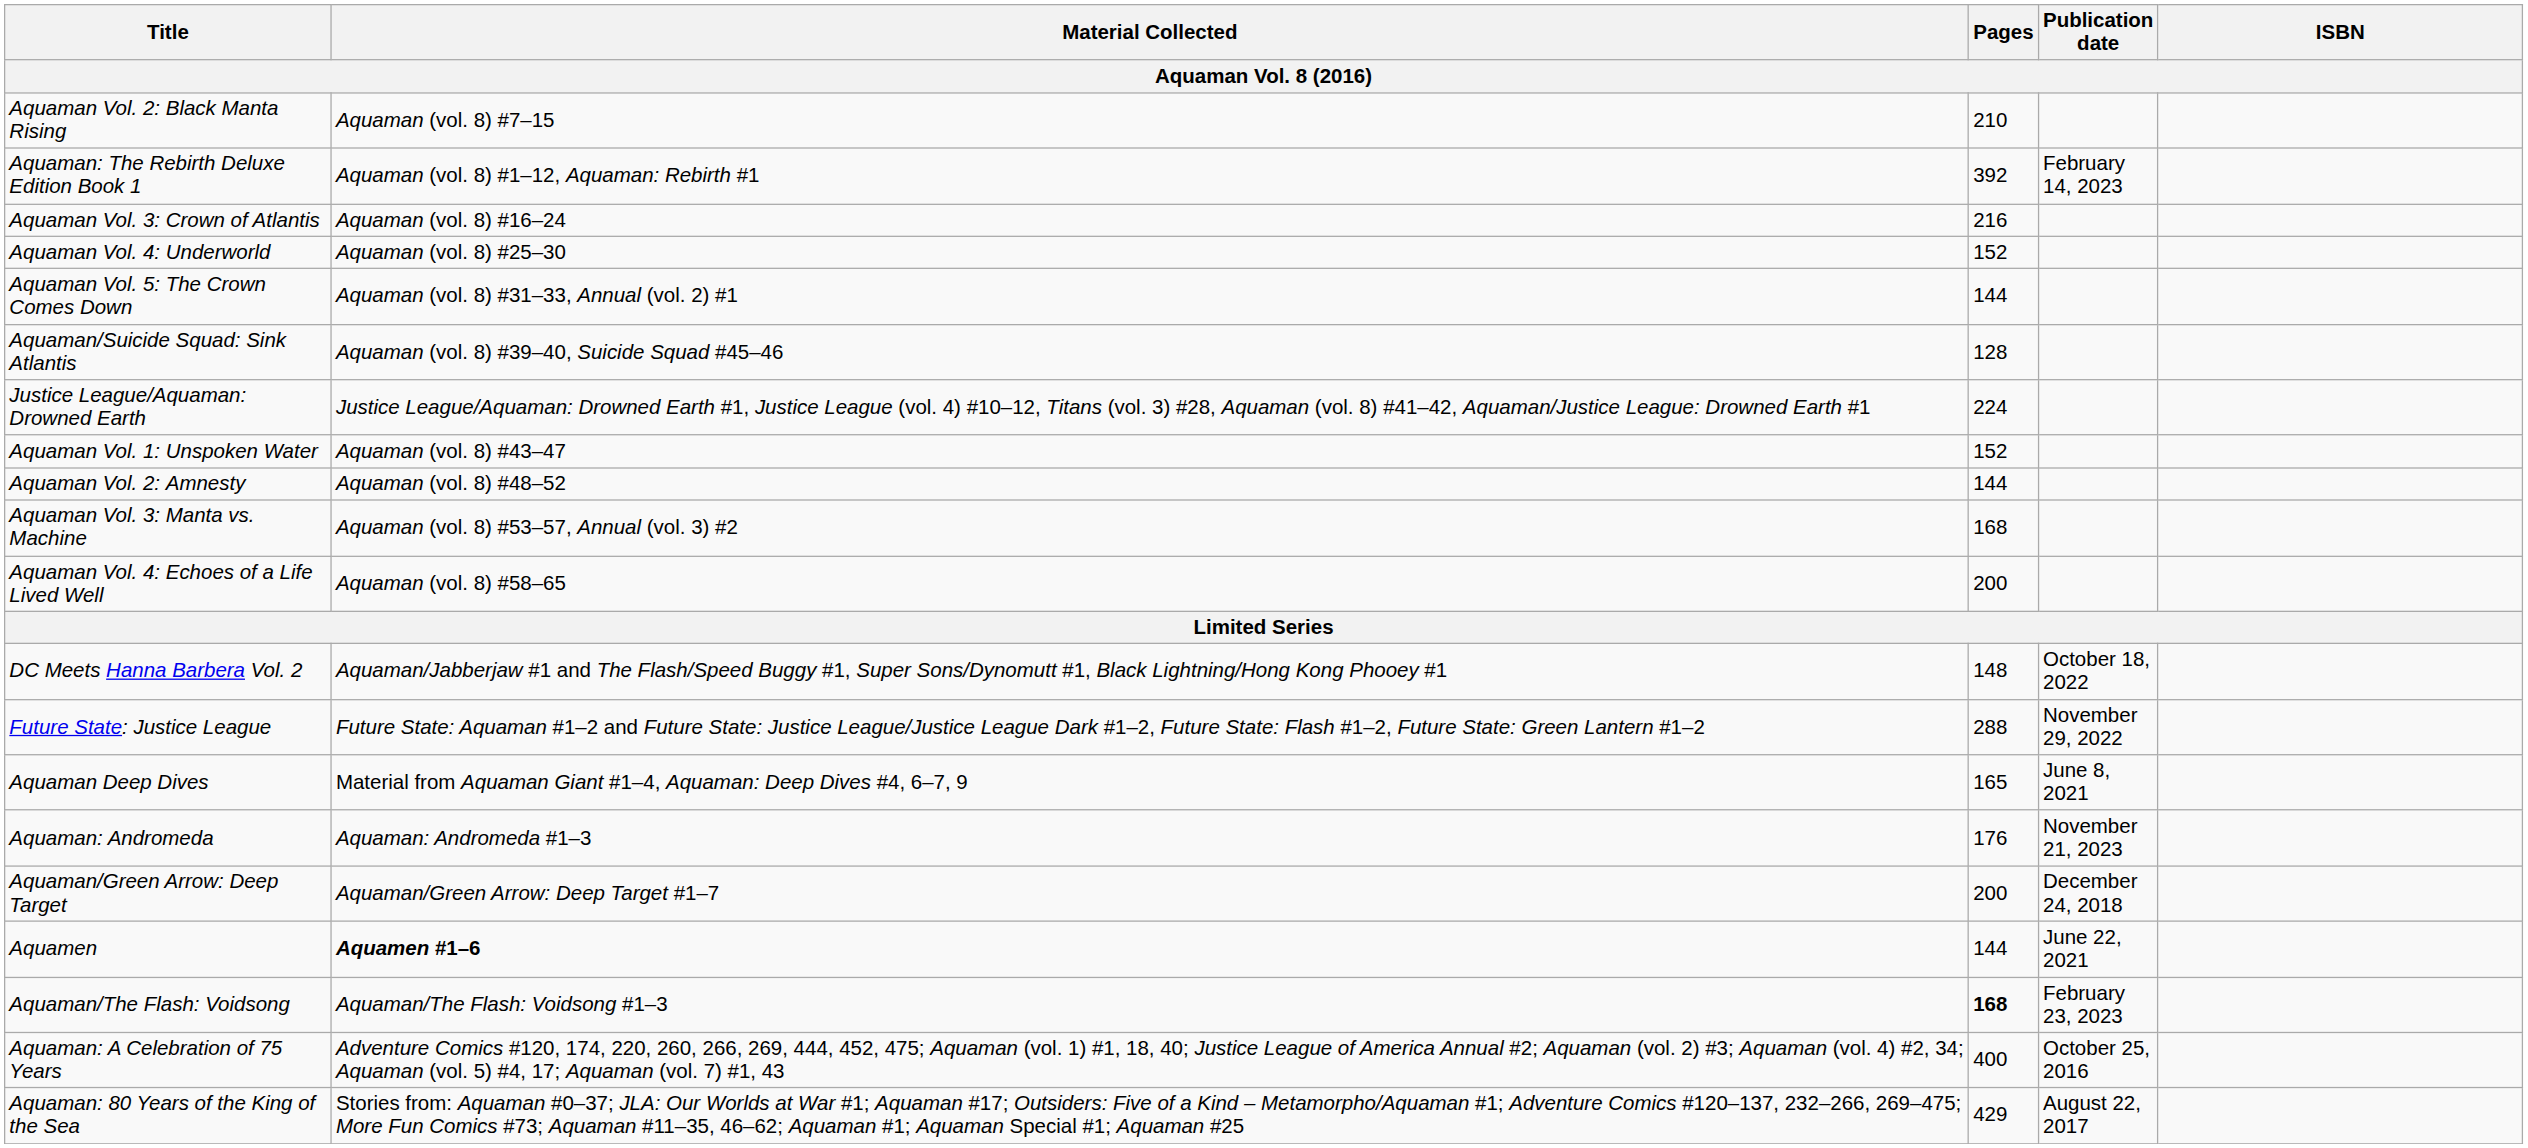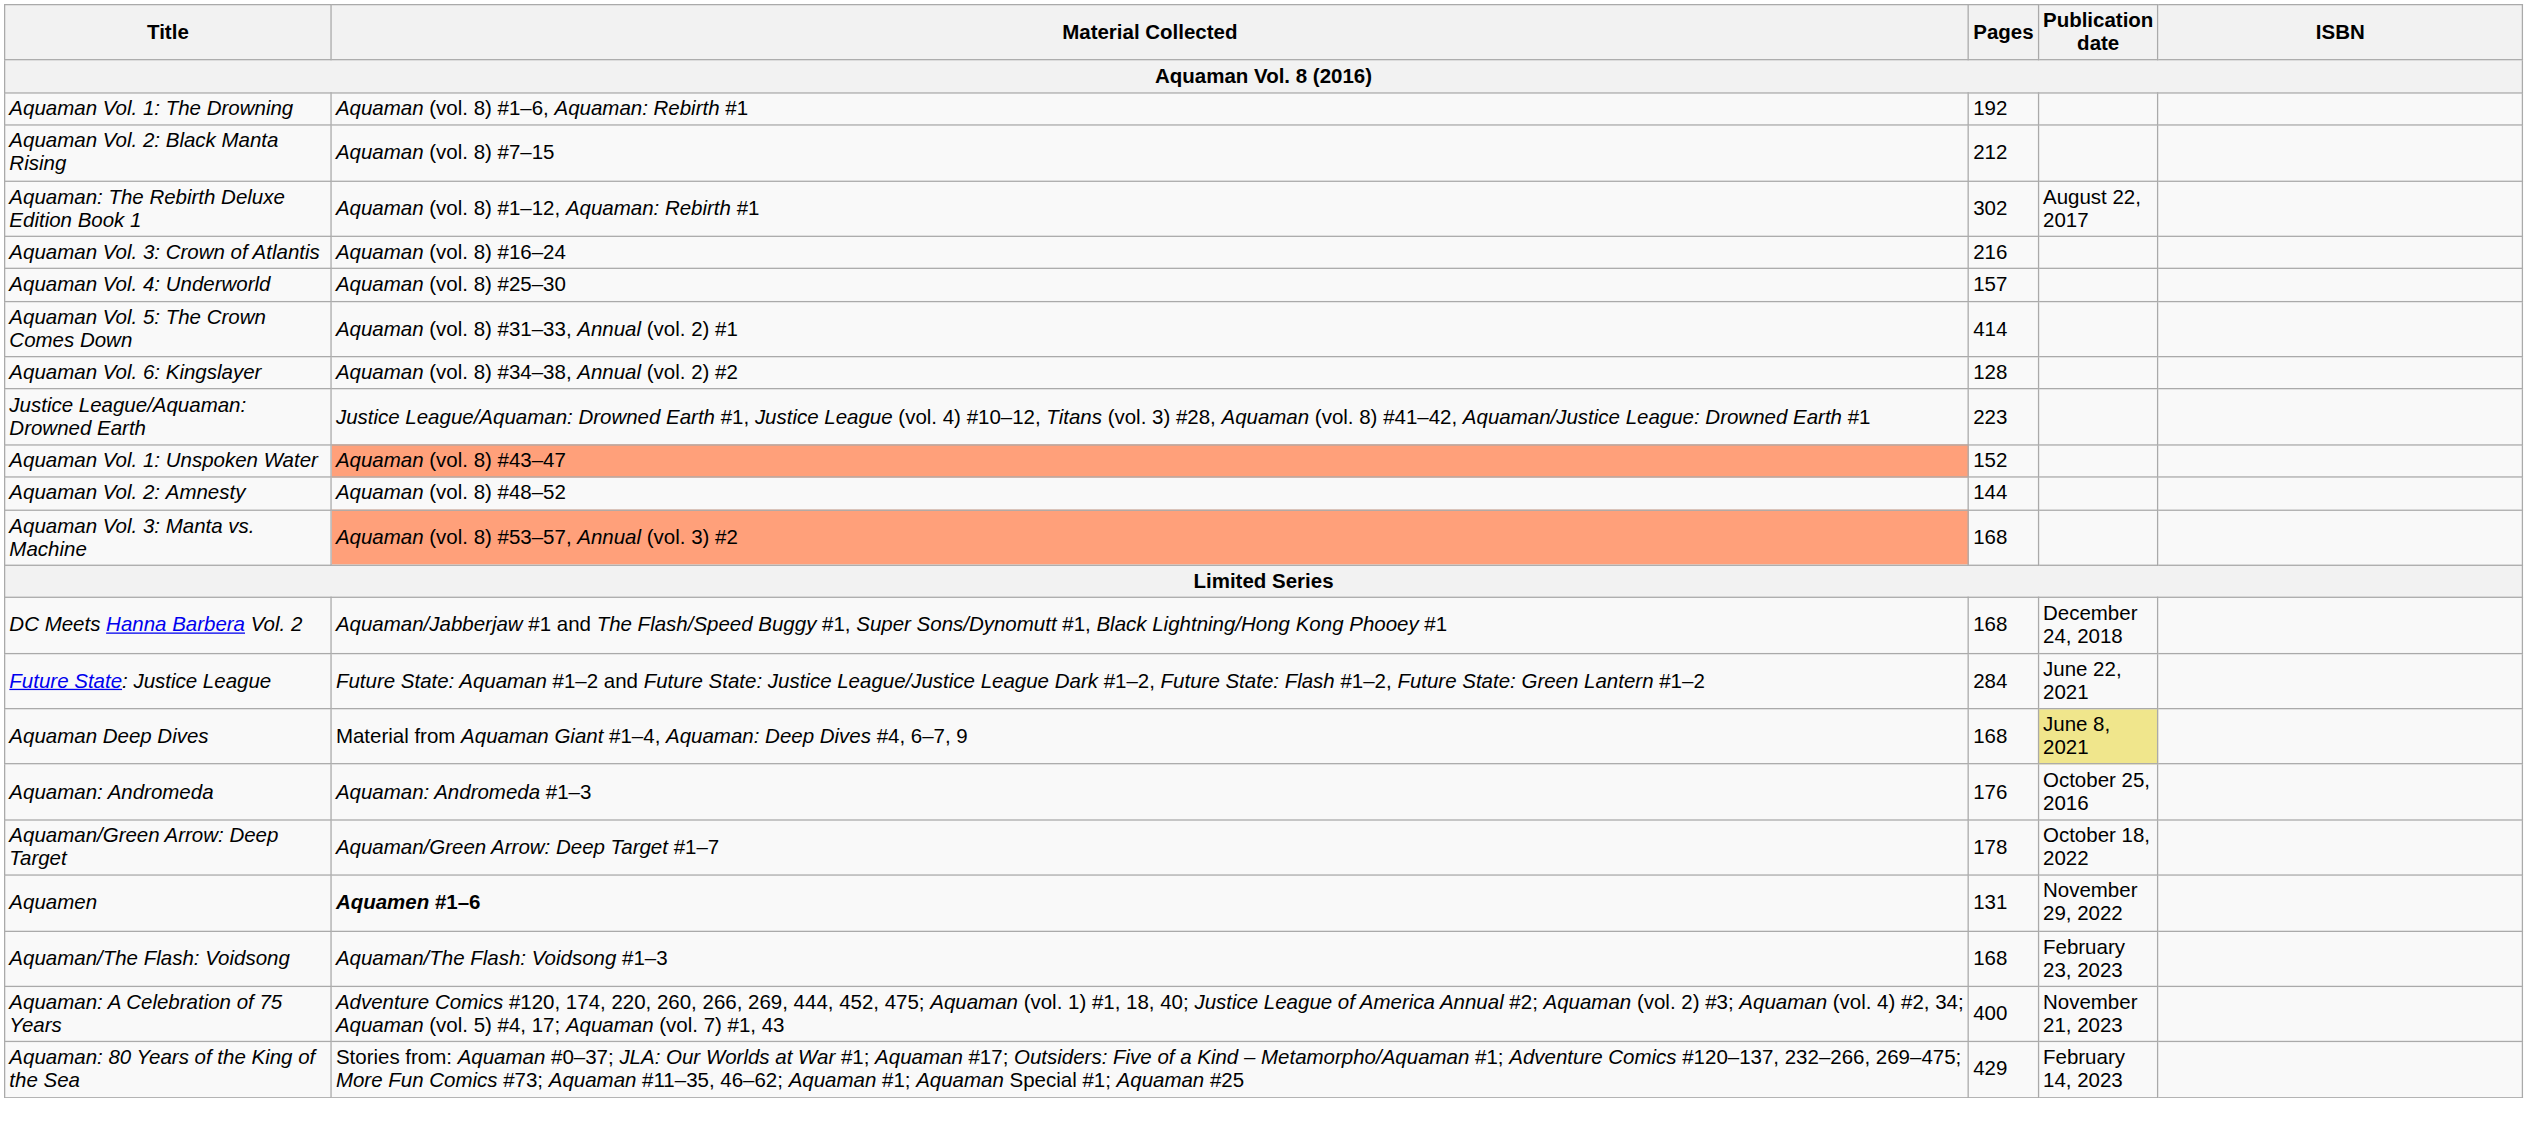+ row: (151, 108)
(1990, 120) 210 -> (1990, 152) 212
(1990, 175) 392 -> (1990, 208) 302
(2084, 175) February 14, 2023 -> (2092, 208) August 22, 2017
(1990, 252) 152 -> (1990, 284) 157
(1990, 296) 144 -> (1990, 328) 414
+ row: (135, 372)
- row: (148, 351)
(1990, 407) 224 -> (1990, 416) 223
(451, 451) no background -> (451, 460) lightsalmon background
(537, 527) no background -> (537, 537) lightsalmon background
- row: (161, 583)
(1990, 671) 148 -> (1990, 625) 168
(2097, 671) October 18, 2022 -> (2090, 625) December 24, 2018
(1990, 726) 288 -> (1990, 680) 284
(2090, 726) November 29, 2022 -> (2082, 680) June 22, 2021
(1990, 782) 165 -> (1990, 736) 168
(2077, 782) no background -> (2077, 736) khaki background
(2090, 837) November 21, 2023 -> (2097, 791) October 25, 2016
(1990, 893) 200 -> (1990, 847) 178
(2090, 893) December 24, 2018 -> (2097, 847) October 18, 2022
(1990, 948) 144 -> (1990, 902) 131
(2082, 948) June 22, 2021 -> (2090, 902) November 29, 2022
(1990, 1004) bold -> (1990, 958) normal
(2097, 1059) October 25, 2016 -> (2090, 1013) November 21, 2023
(2092, 1115) August 22, 2017 -> (2084, 1069) February 14, 2023
